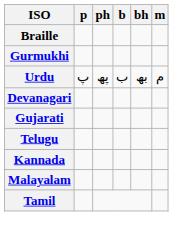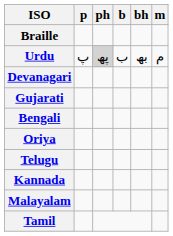- row: (39, 55)
(103, 77) no background -> (103, 56) lightgrey background
+ row: (39, 118)
+ row: (39, 138)
